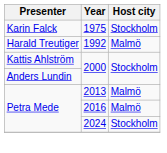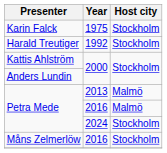(126, 44) Malmö -> (136, 44) Stockholm
+ row: (44, 140)
